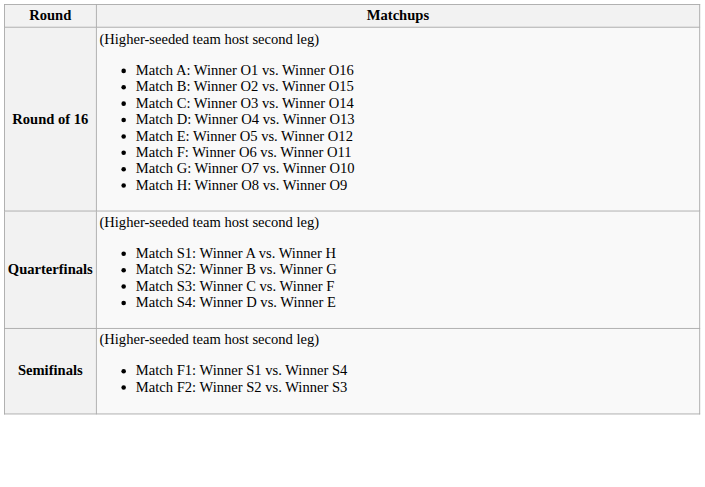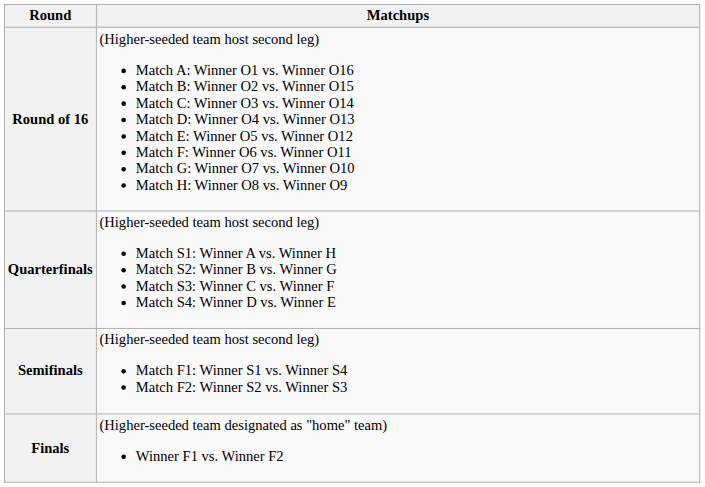+ row: (50, 447)
